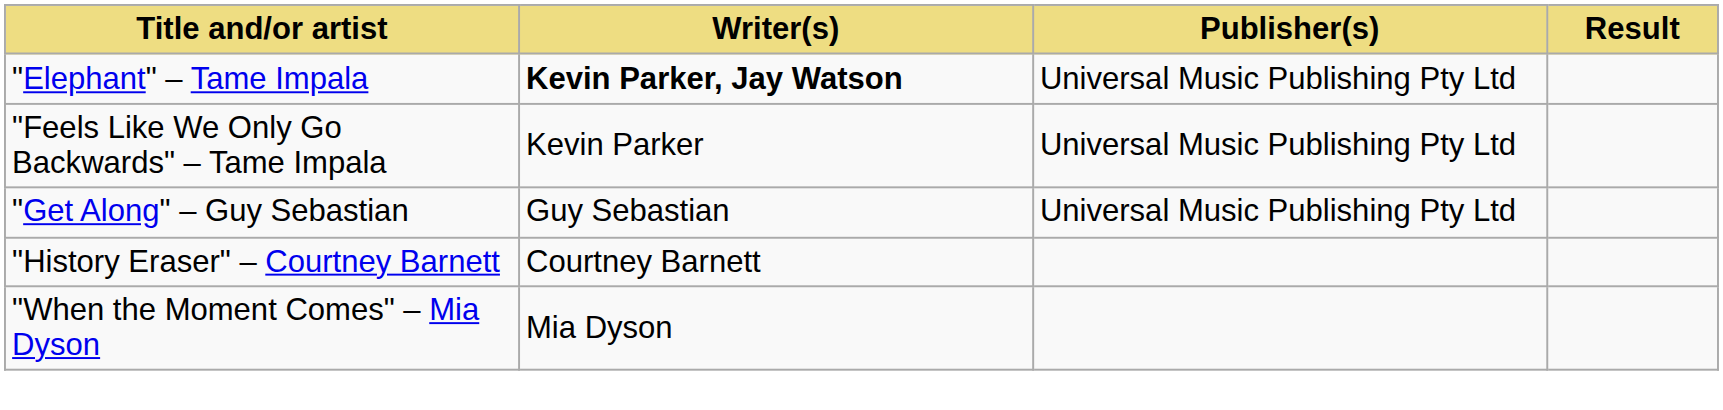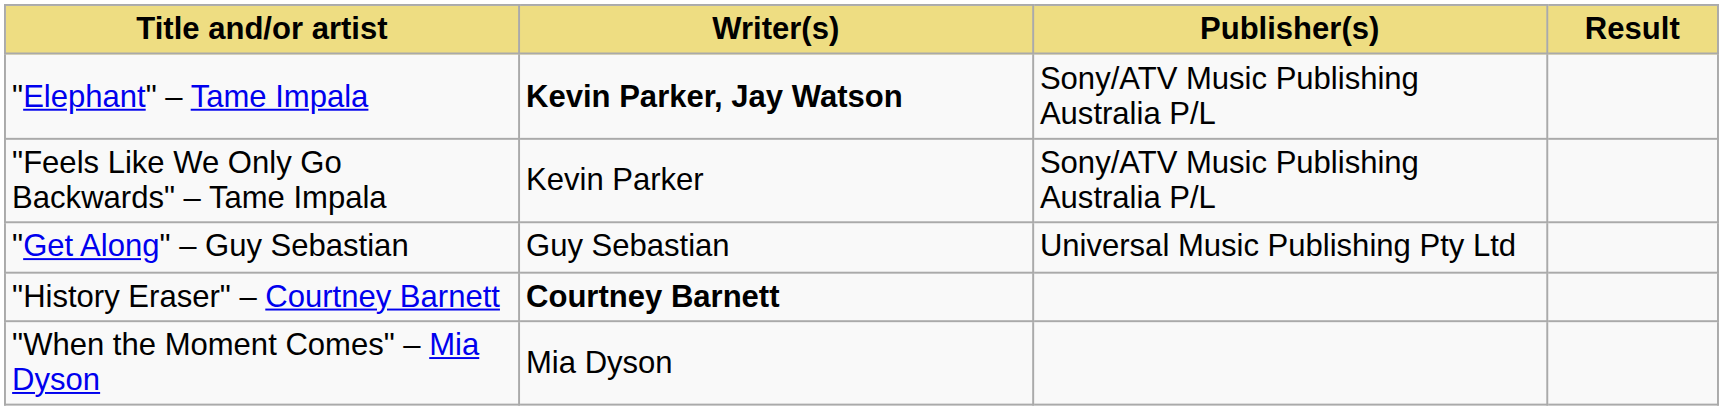(1278, 78) Universal Music Publishing Pty Ltd -> (1229, 95) Sony/ATV Music Publishing Australia P/L
(1278, 145) Universal Music Publishing Pty Ltd -> (1229, 179) Sony/ATV Music Publishing Australia P/L
(643, 260) normal -> (653, 295) bold
